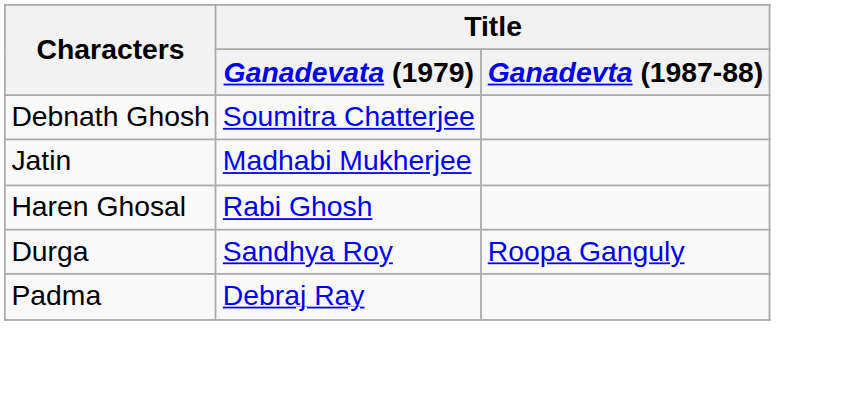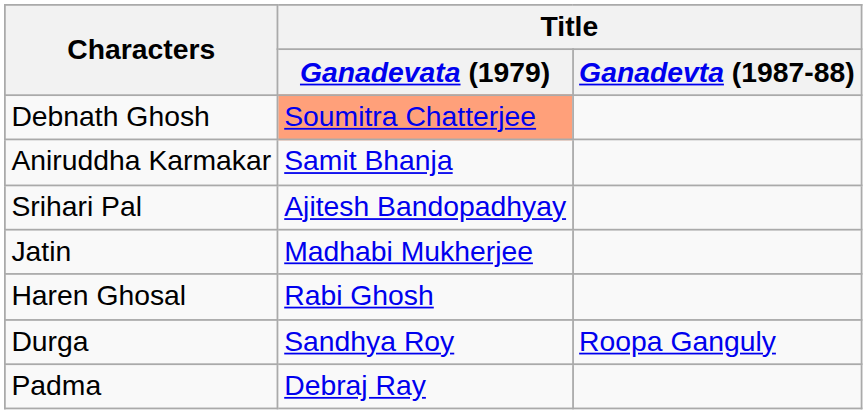(349, 116) no background -> (410, 116) lightsalmon background
+ row: (141, 161)
+ row: (77, 206)
